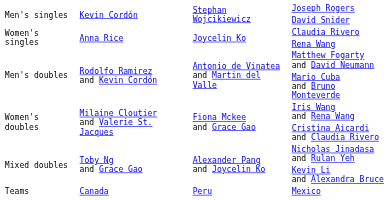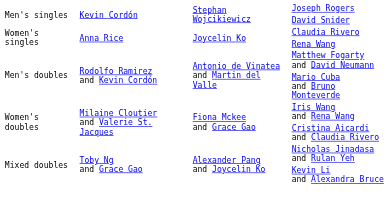- row: (306, 191)
